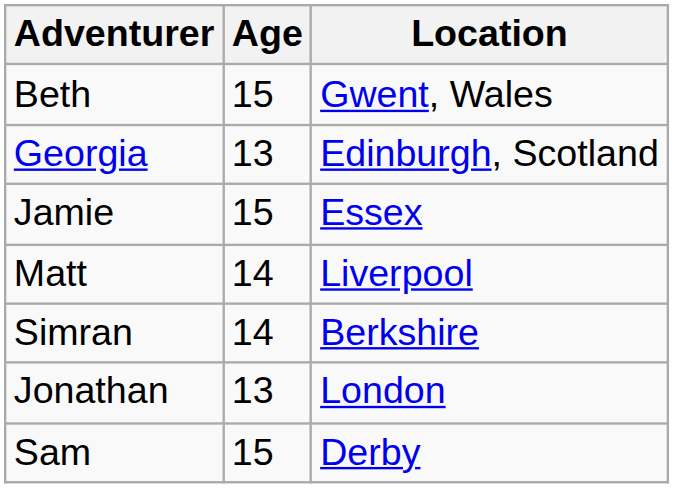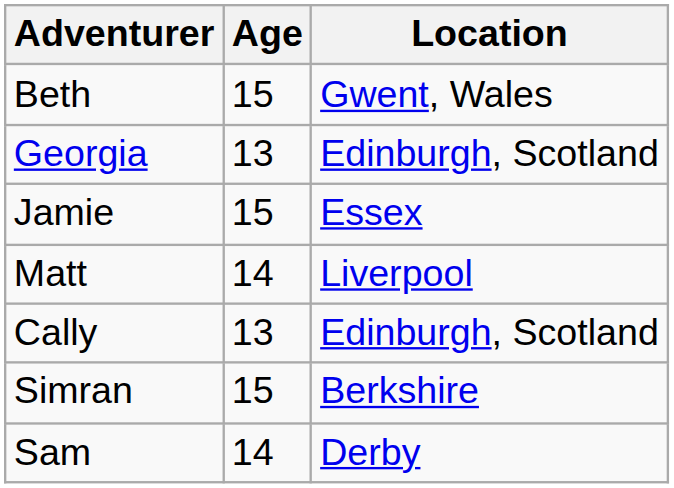+ row: (56, 332)
(253, 332) 14 -> (253, 392) 15
- row: (91, 392)
(253, 451) 15 -> (253, 451) 14
